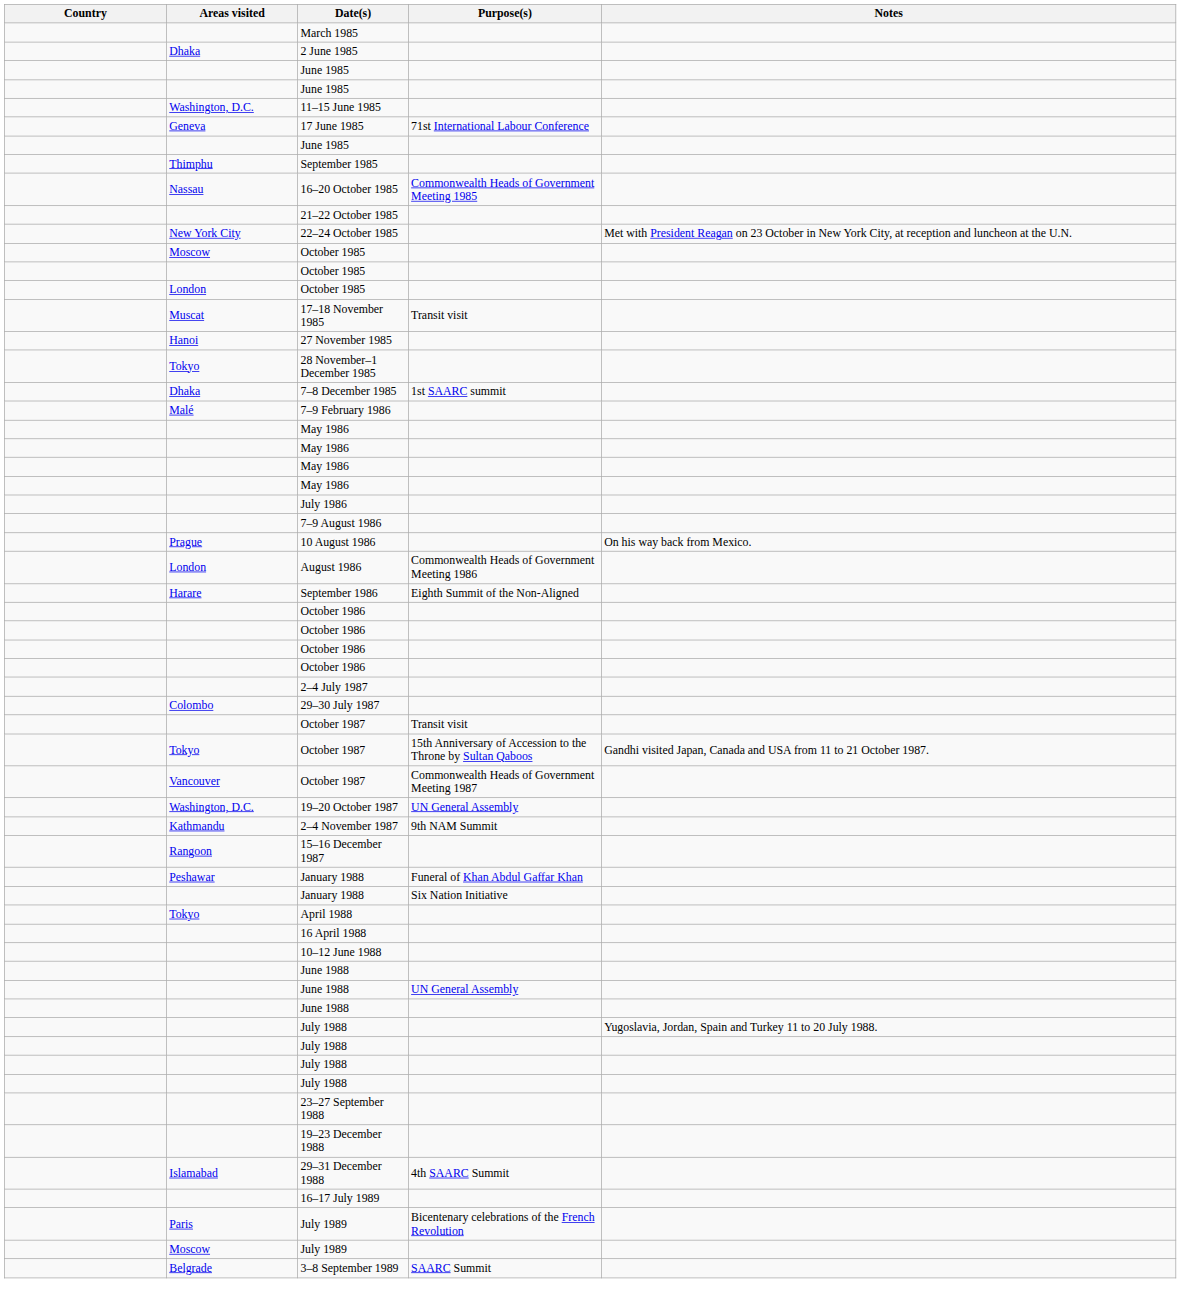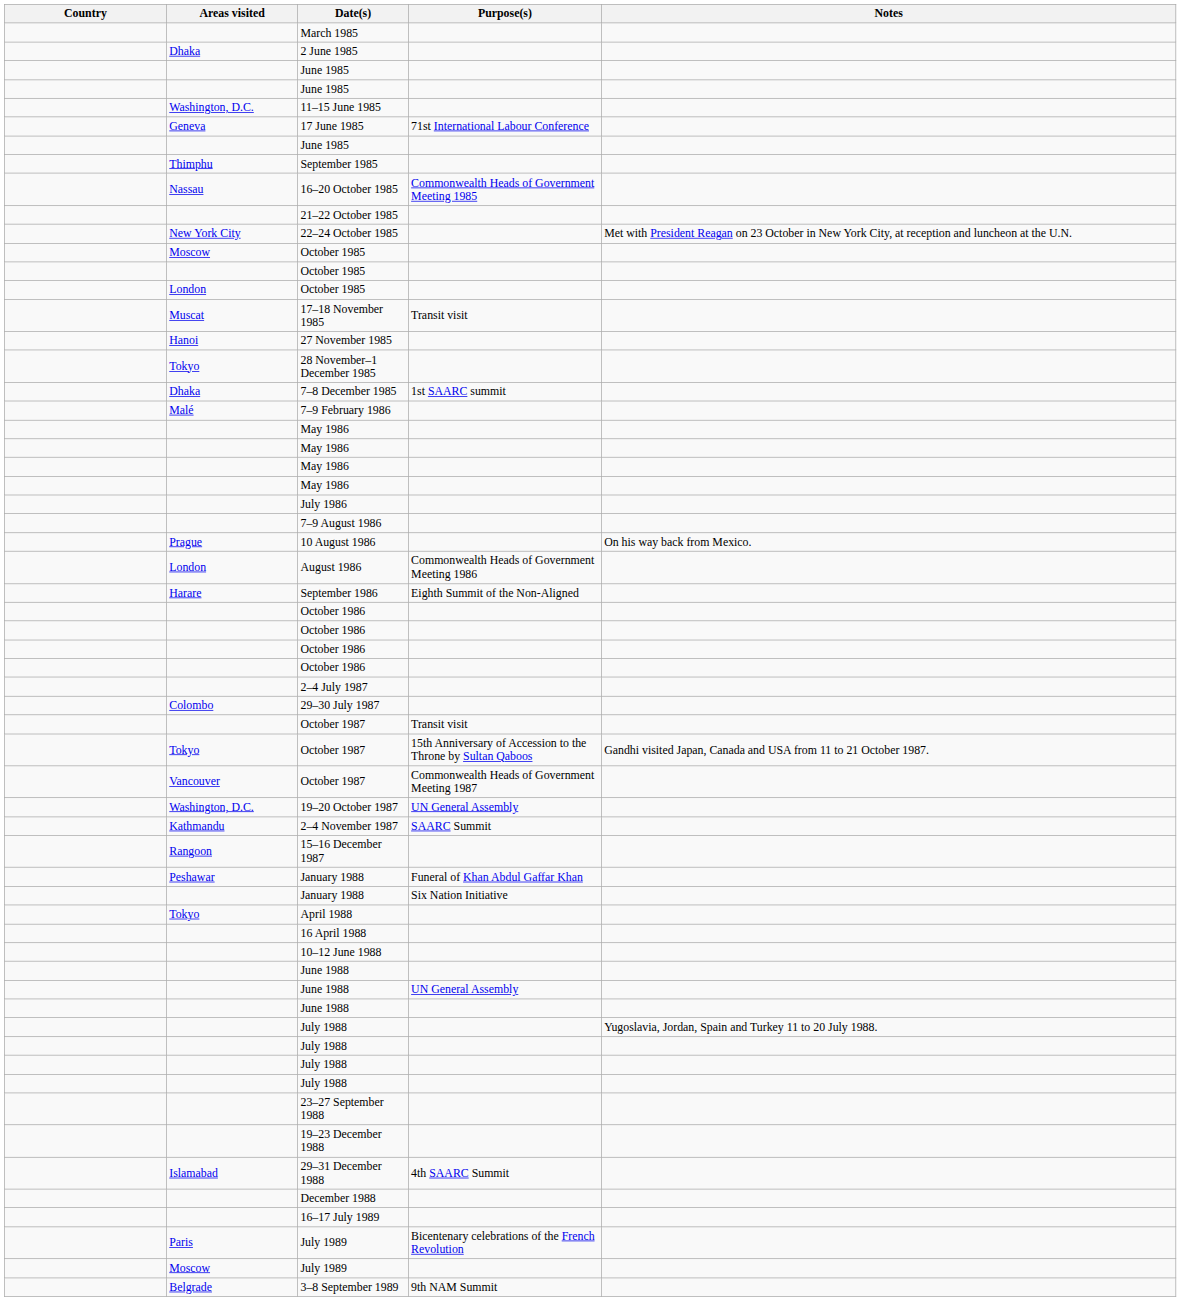(454, 826) 9th NAM Summit -> (451, 826) SAARC Summit
+ row: (232, 1198)
(451, 1268) SAARC Summit -> (454, 1287) 9th NAM Summit
